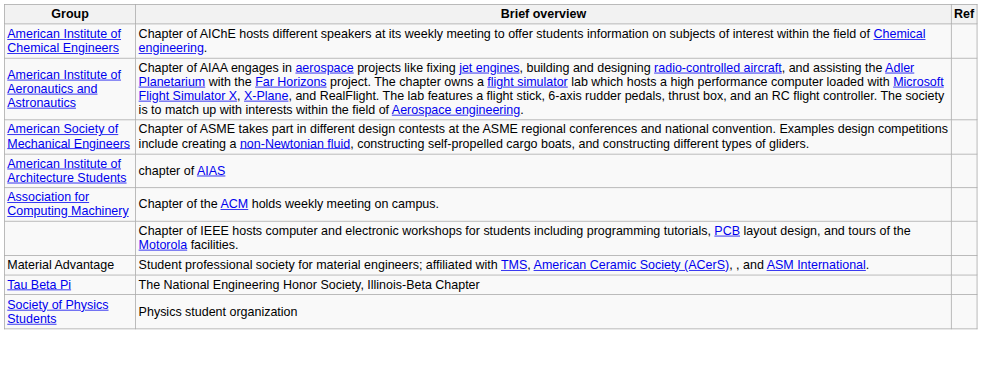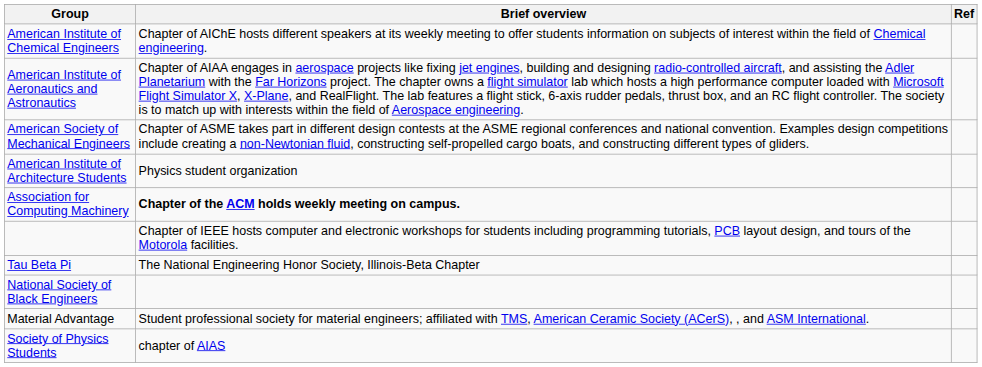(182, 170) chapter of AIAS -> (218, 170) Physics student organization
(289, 204) normal -> (299, 204) bold
rows swapped: (61, 265) <-> (39, 285)
+ row: (59, 292)
(218, 311) Physics student organization -> (182, 345) chapter of AIAS
